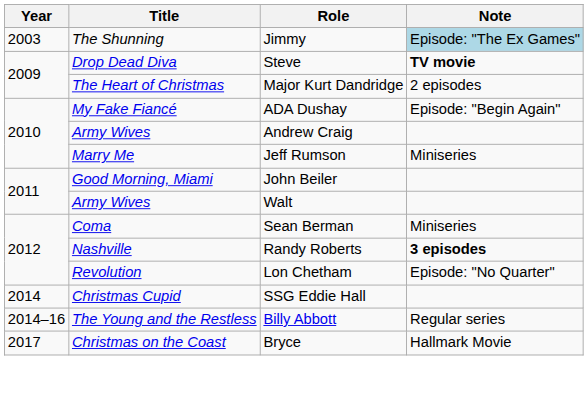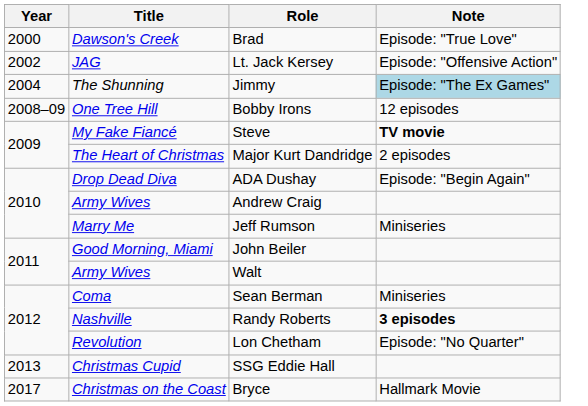+ row: (248, 39)
+ row: (283, 62)
(24, 39) 2003 -> (24, 86) 2004
+ row: (272, 109)
(124, 62) Drop Dead Diva -> (124, 132) My Fake Fiancé
(124, 109) My Fake Fiancé -> (124, 179) Drop Dead Diva
(24, 296) 2014 -> (24, 366) 2013
- row: (300, 319)
